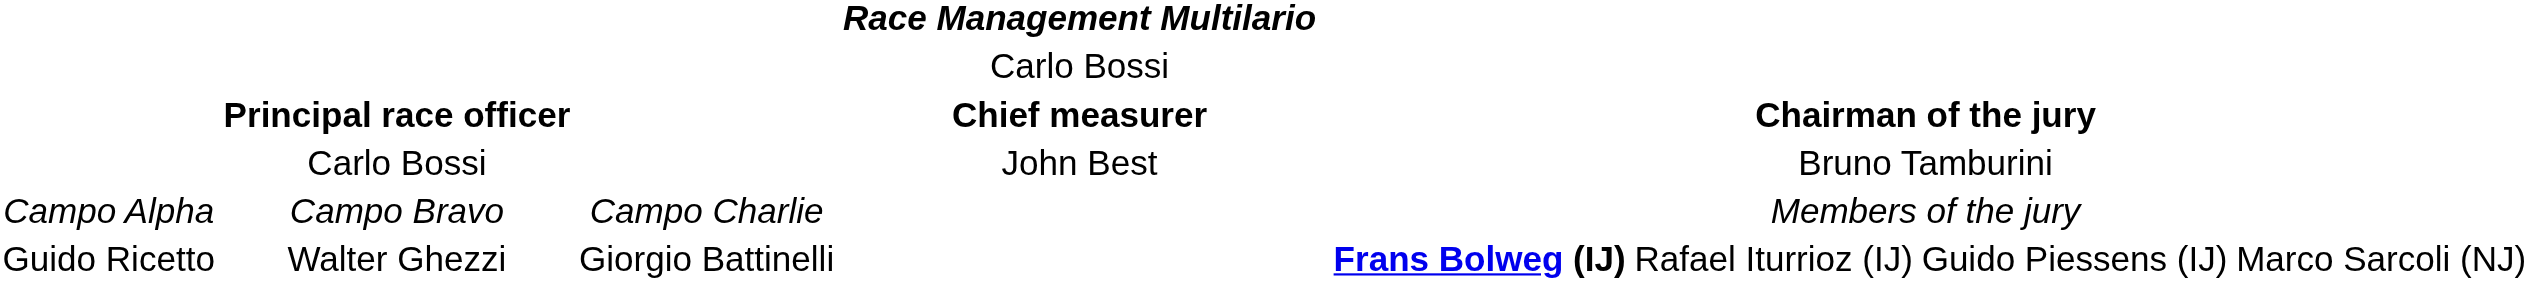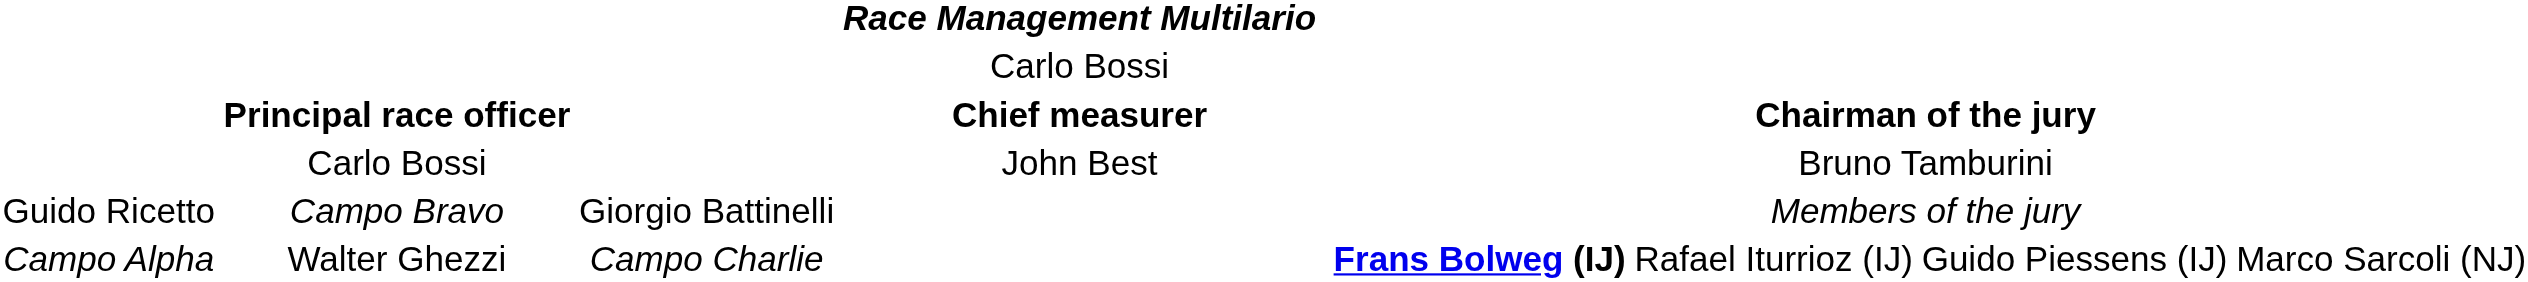(109, 211) Campo Alpha -> (109, 211) Guido Ricetto
(707, 211) Campo Charlie -> (707, 211) Giorgio Battinelli
(109, 259) Guido Ricetto -> (109, 259) Campo Alpha
(707, 259) Giorgio Battinelli -> (707, 259) Campo Charlie
